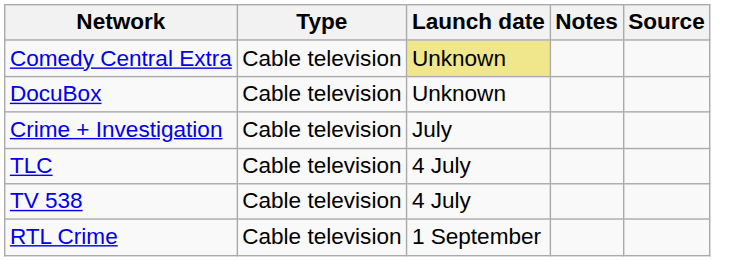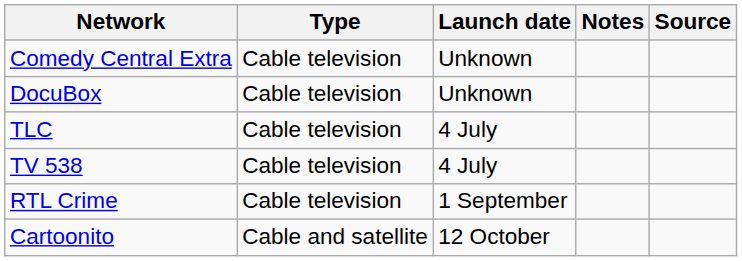(459, 58) khaki background -> (485, 58) no background
- row: (116, 129)
+ row: (62, 237)
